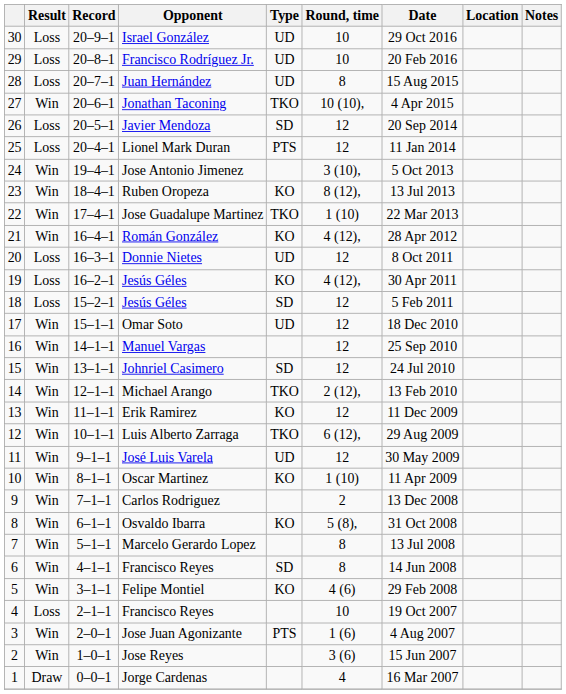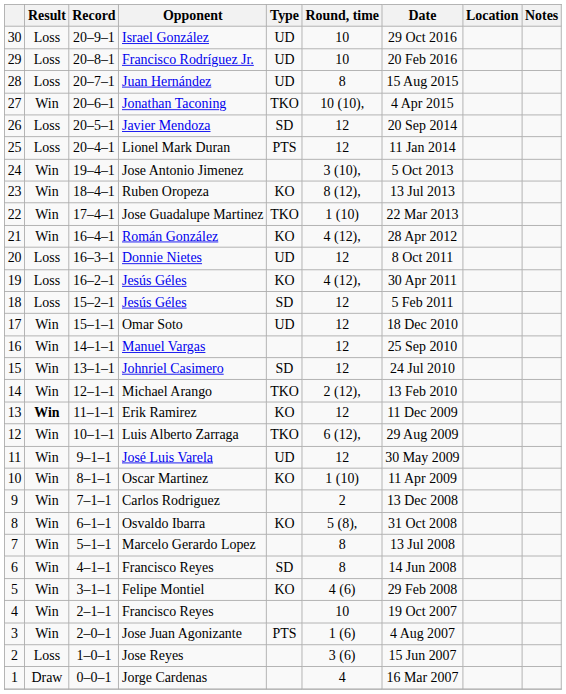(47, 412) normal -> (47, 412) bold
(47, 611) Loss -> (47, 611) Win
(47, 655) Win -> (47, 655) Loss
